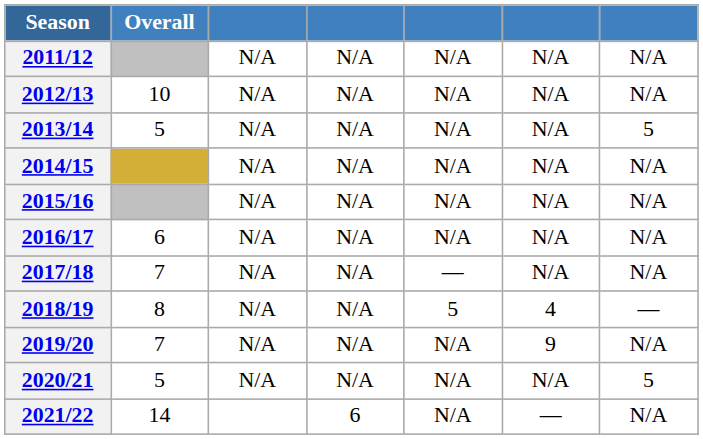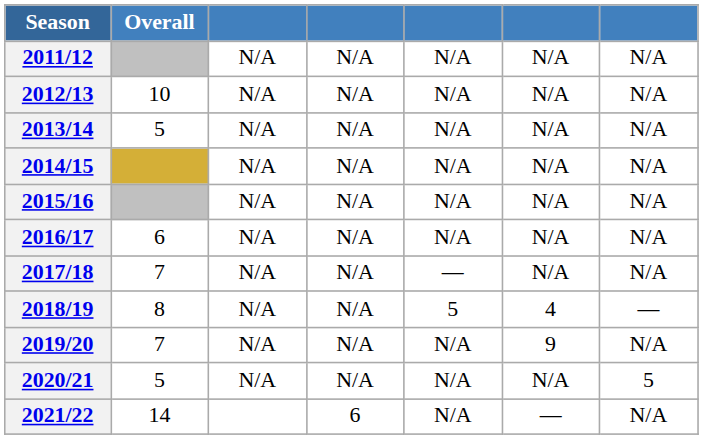(648, 129) 5 -> (648, 129) N/A
